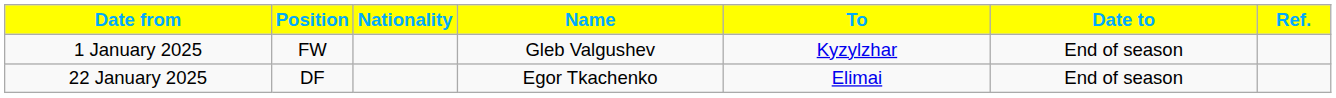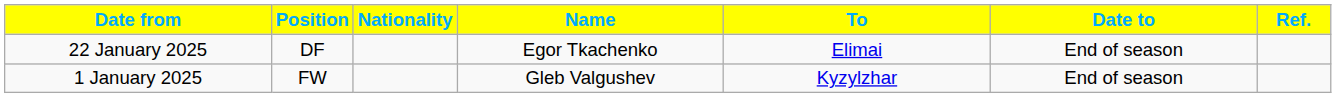rows swapped: (138, 49) <-> (138, 78)
